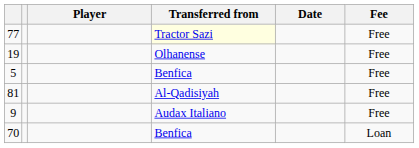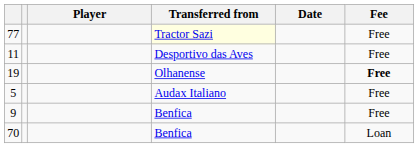+ row: (13, 54)
(379, 54) normal -> (379, 73) bold
(173, 73) Benfica -> (190, 93) Audax Italiano
- row: (13, 93)
(190, 113) Audax Italiano -> (173, 113) Benfica
